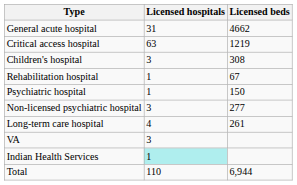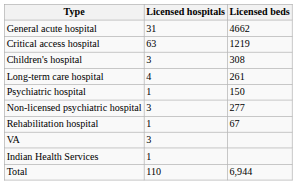rows swapped: (55, 124) <-> (52, 76)
(149, 156) paleturquoise background -> (149, 156) no background
